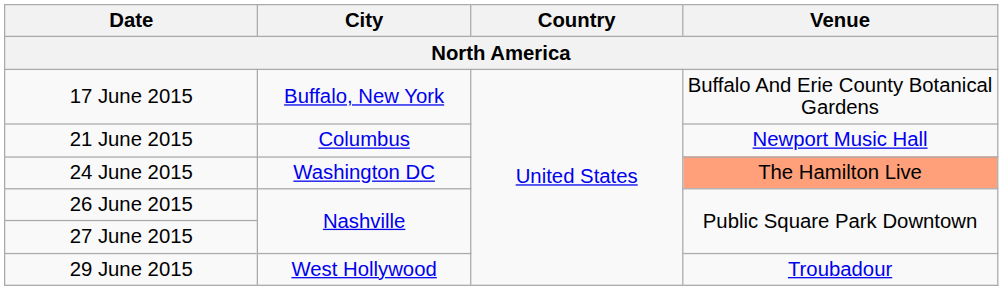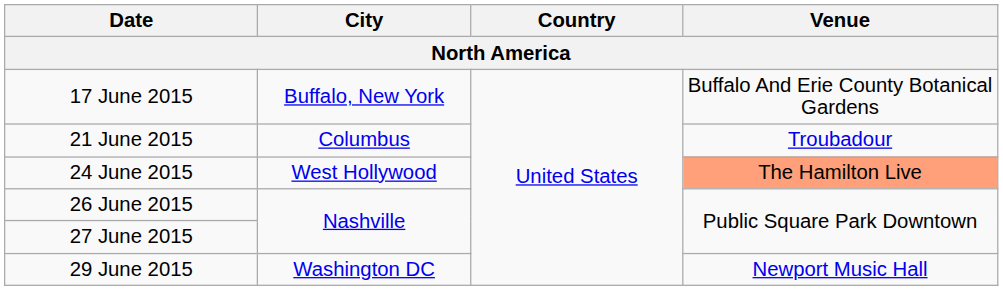(840, 140) Newport Music Hall -> (840, 140) Troubadour
(364, 172) Washington DC -> (364, 172) West Hollywood
(364, 269) West Hollywood -> (364, 269) Washington DC
(840, 269) Troubadour -> (840, 269) Newport Music Hall
